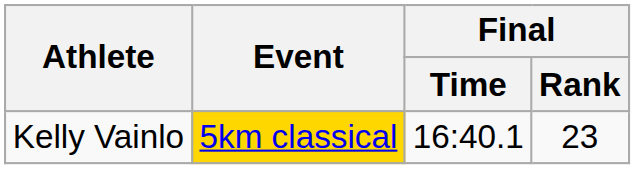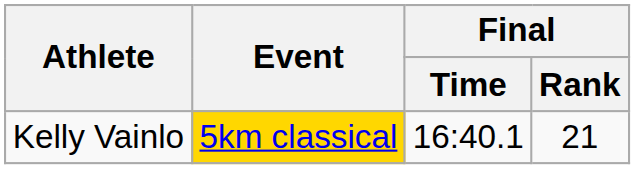(580, 136) 23 -> (580, 136) 21
